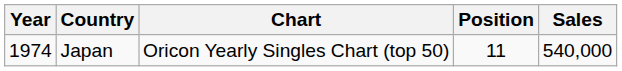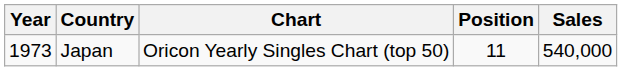(30, 50) 1974 -> (30, 50) 1973
